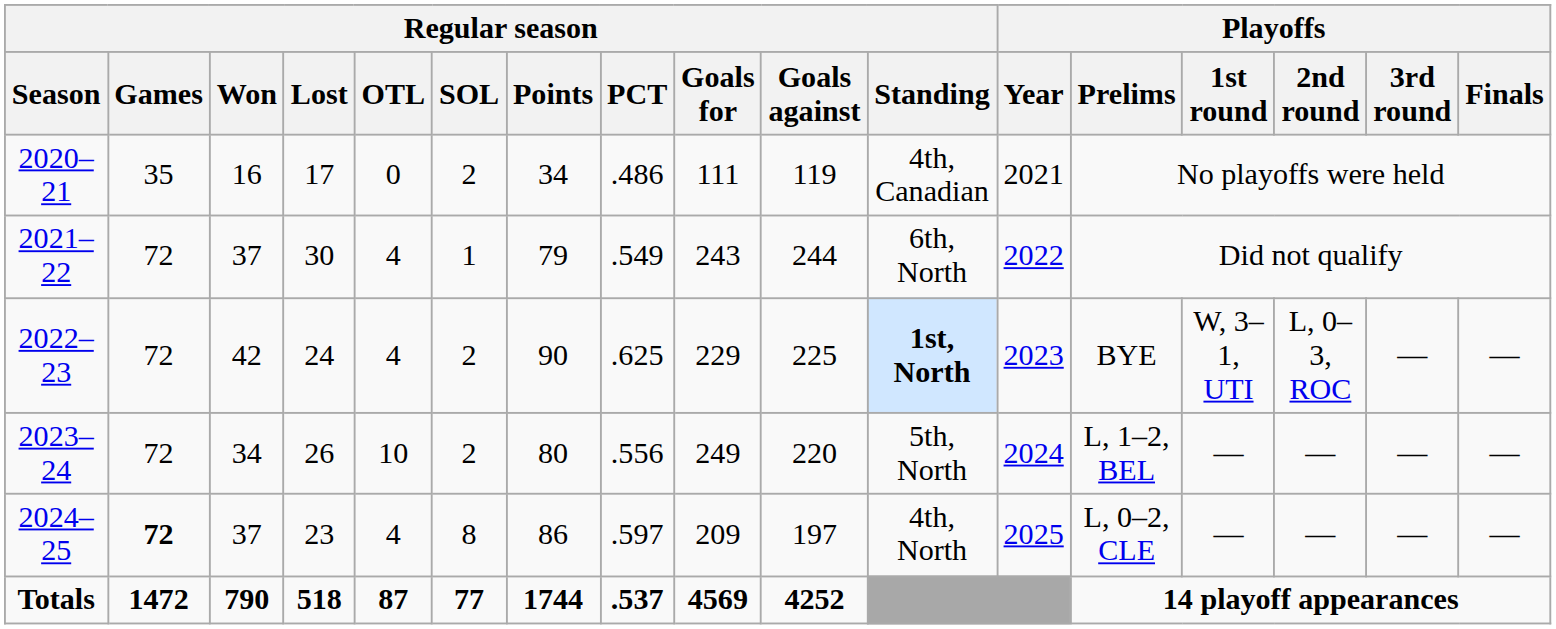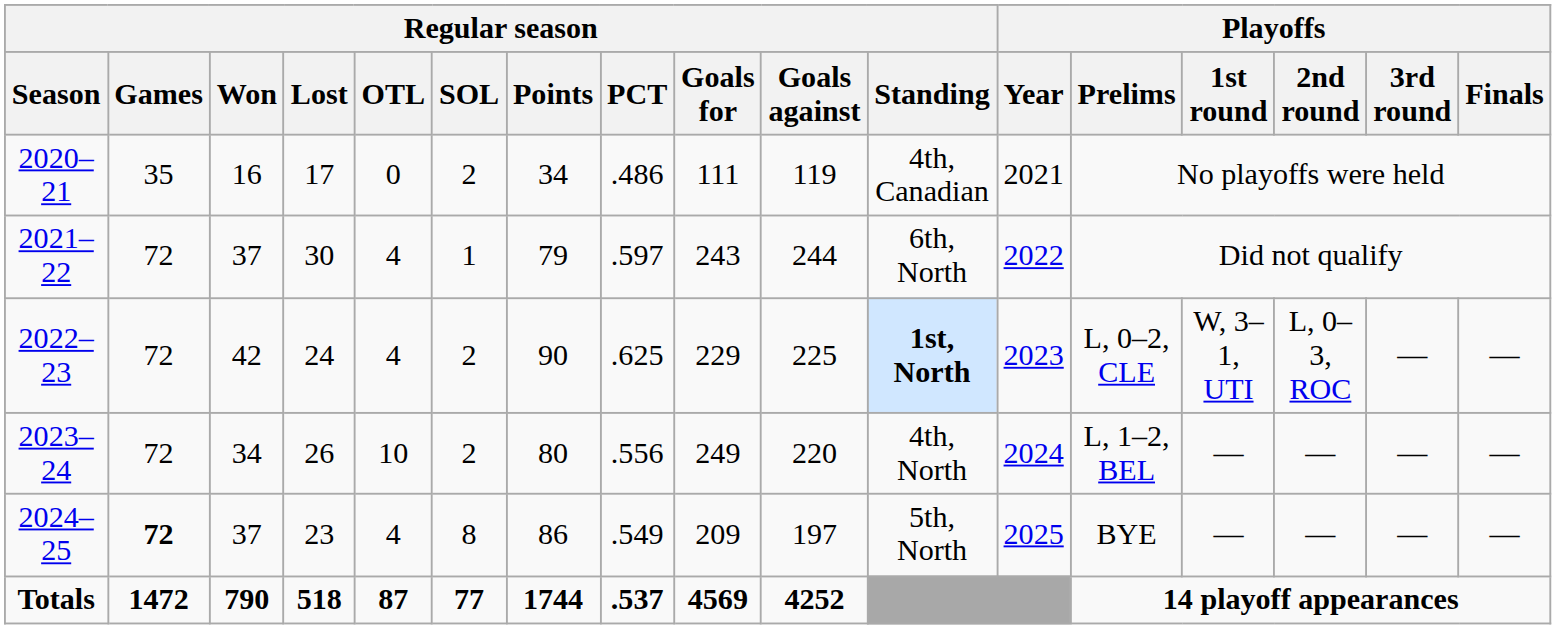(637, 256) .549 -> (637, 256) .597
(1127, 354) BYE -> (1127, 354) L, 0–2, CLE
(932, 452) 5th, North -> (932, 452) 4th, North
(637, 534) .597 -> (637, 534) .549
(932, 534) 4th, North -> (932, 534) 5th, North
(1127, 534) L, 0–2, CLE -> (1127, 534) BYE
